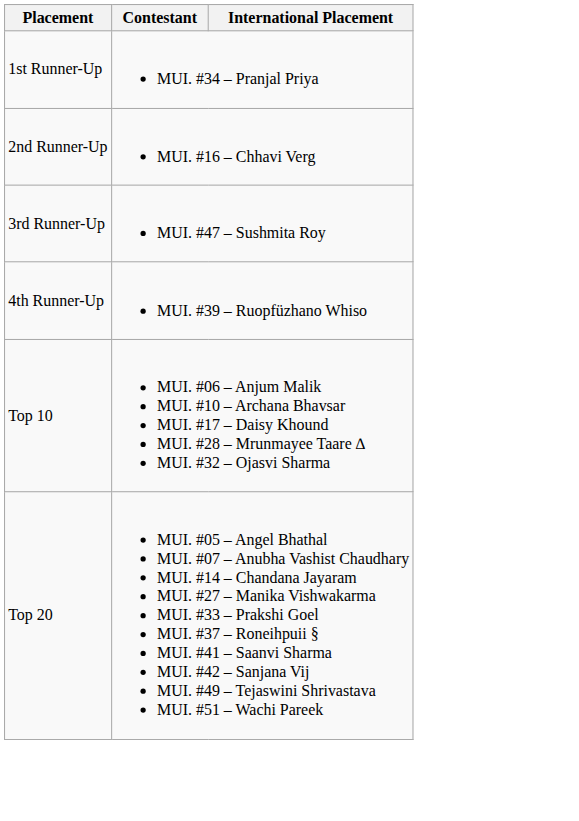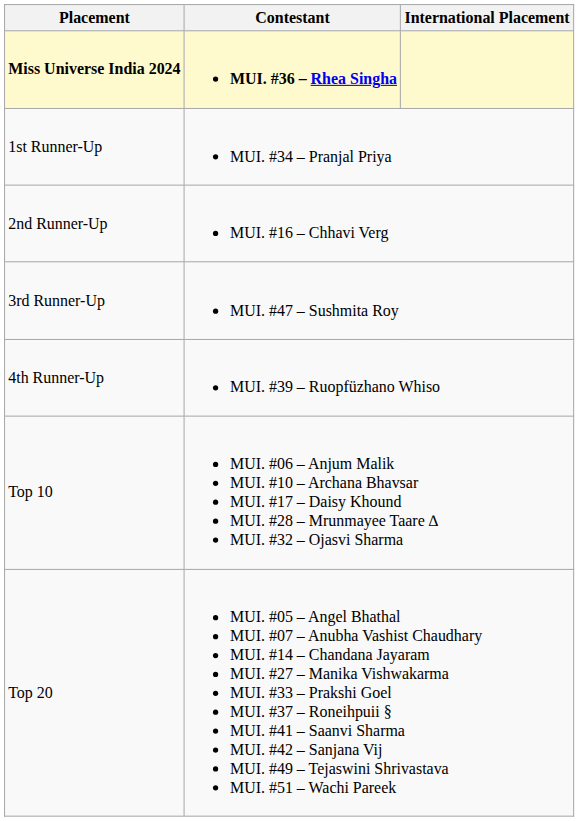+ row: (94, 69)
